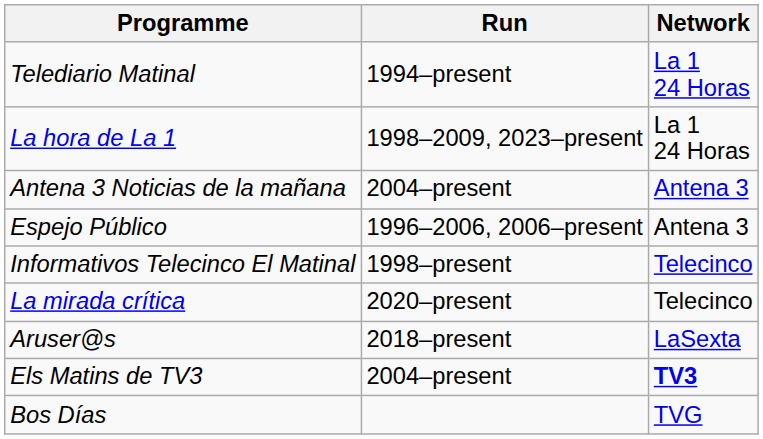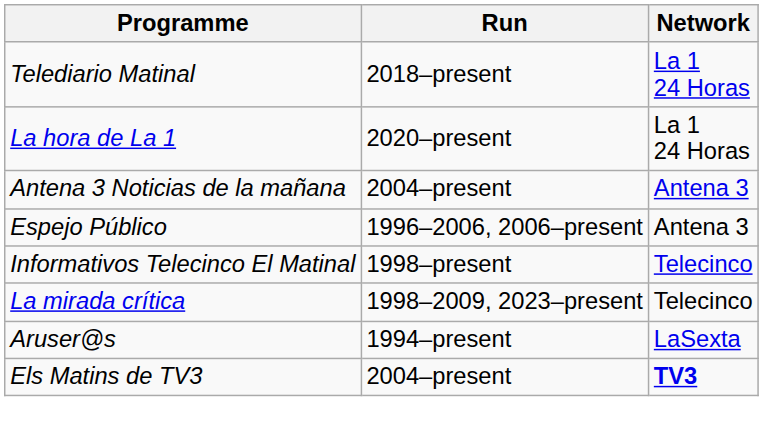(439, 74) 1994–present -> (439, 74) 2018–present
(505, 138) 1998–2009, 2023–present -> (439, 138) 2020–present
(439, 301) 2020–present -> (505, 301) 1998–2009, 2023–present
(439, 339) 2018–present -> (439, 339) 1994–present
- row: (58, 414)
